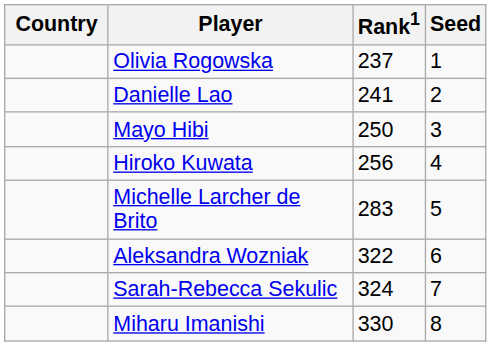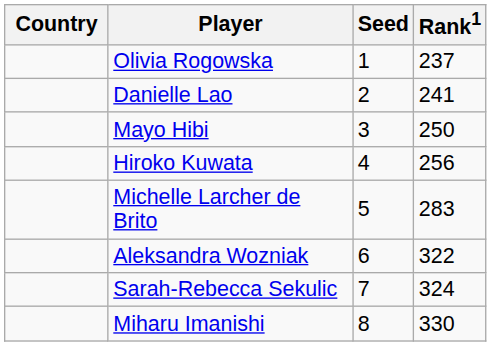columns swapped: (389, 24) <-> (456, 24)
